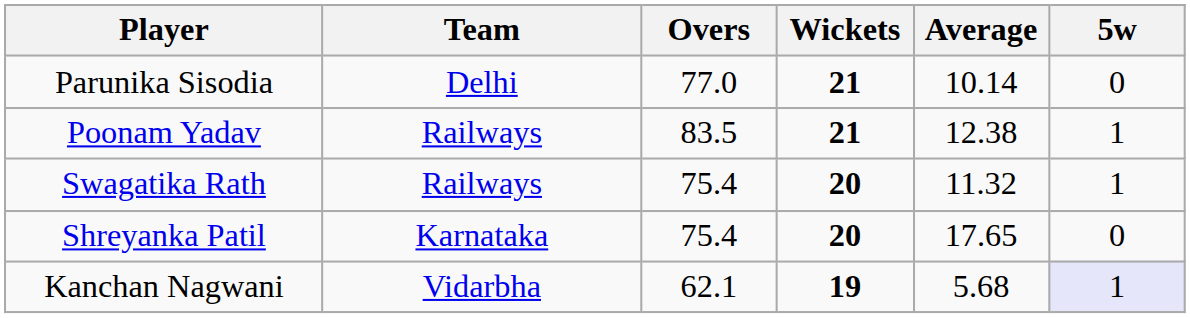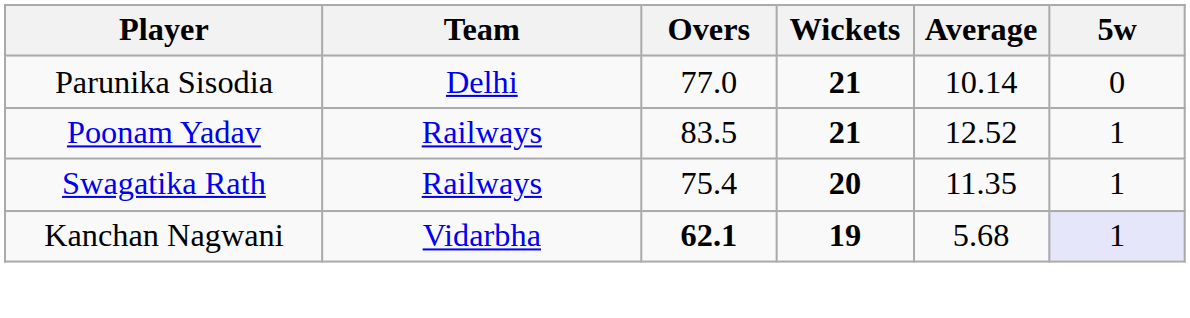(981, 132) 12.38 -> (981, 132) 12.52
(981, 183) 11.32 -> (981, 183) 11.35
- row: (164, 235)
(709, 286) normal -> (709, 235) bold
